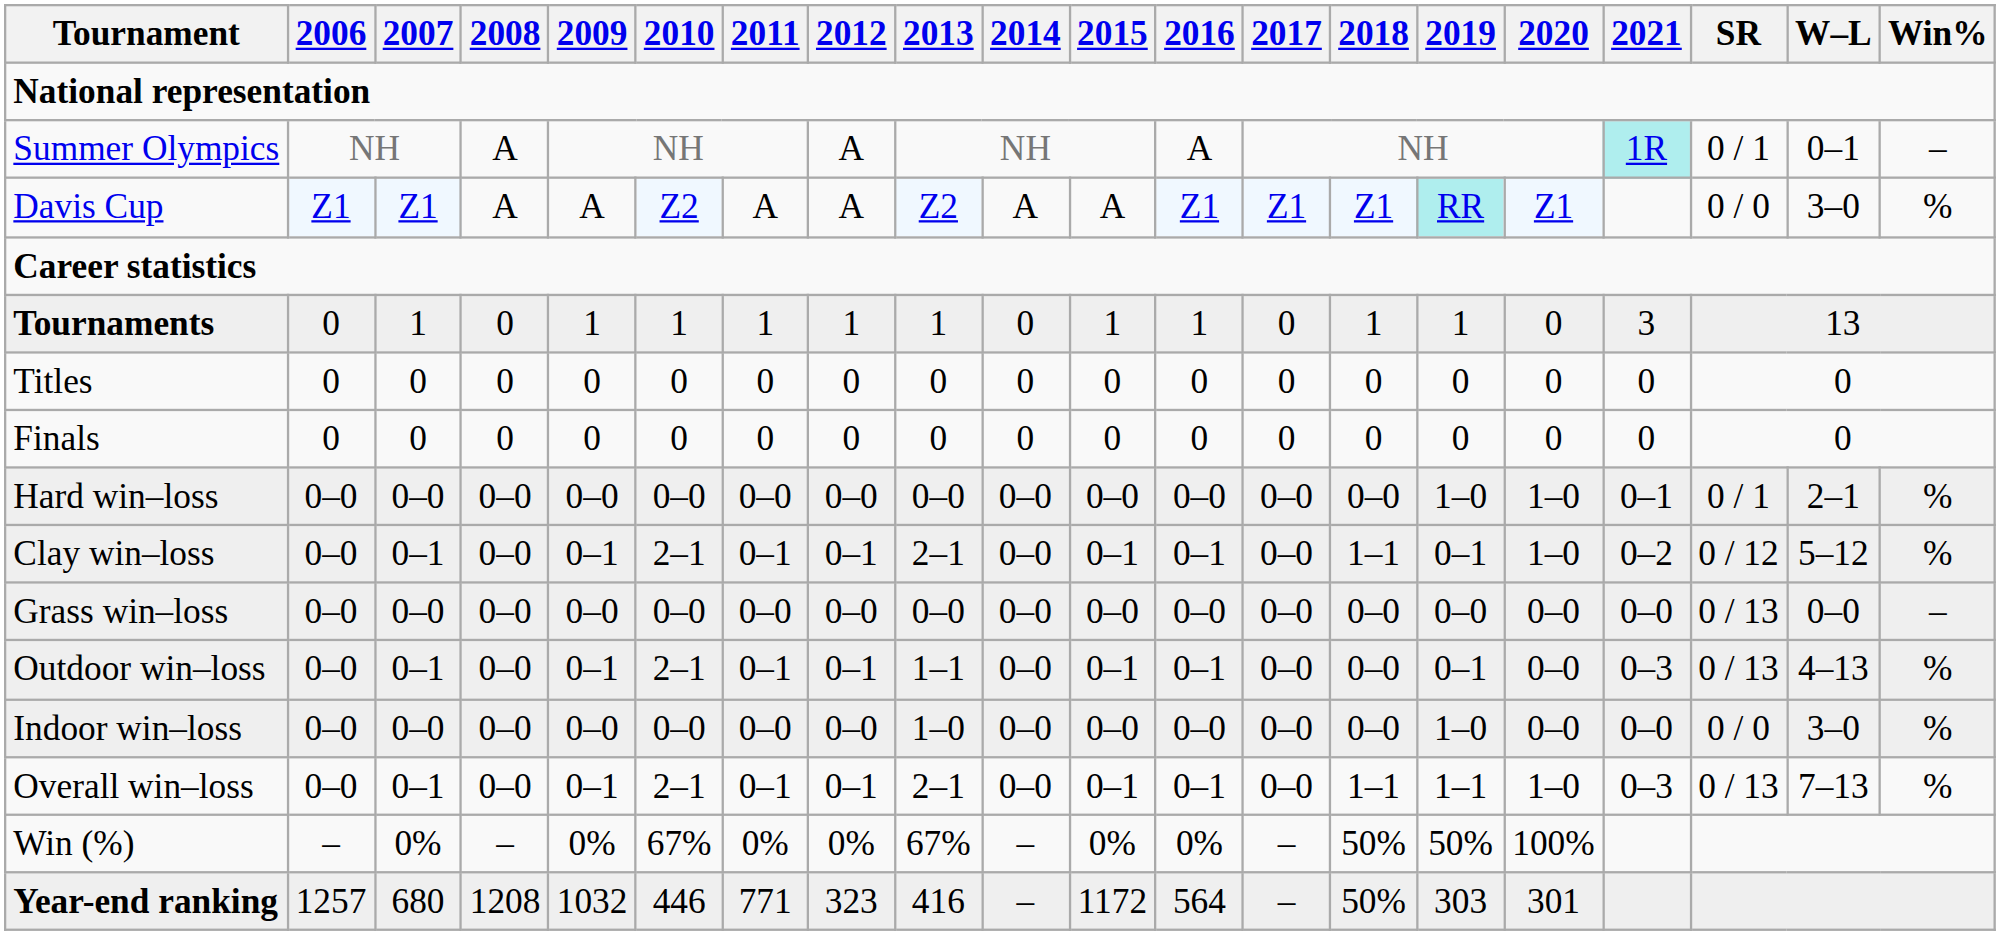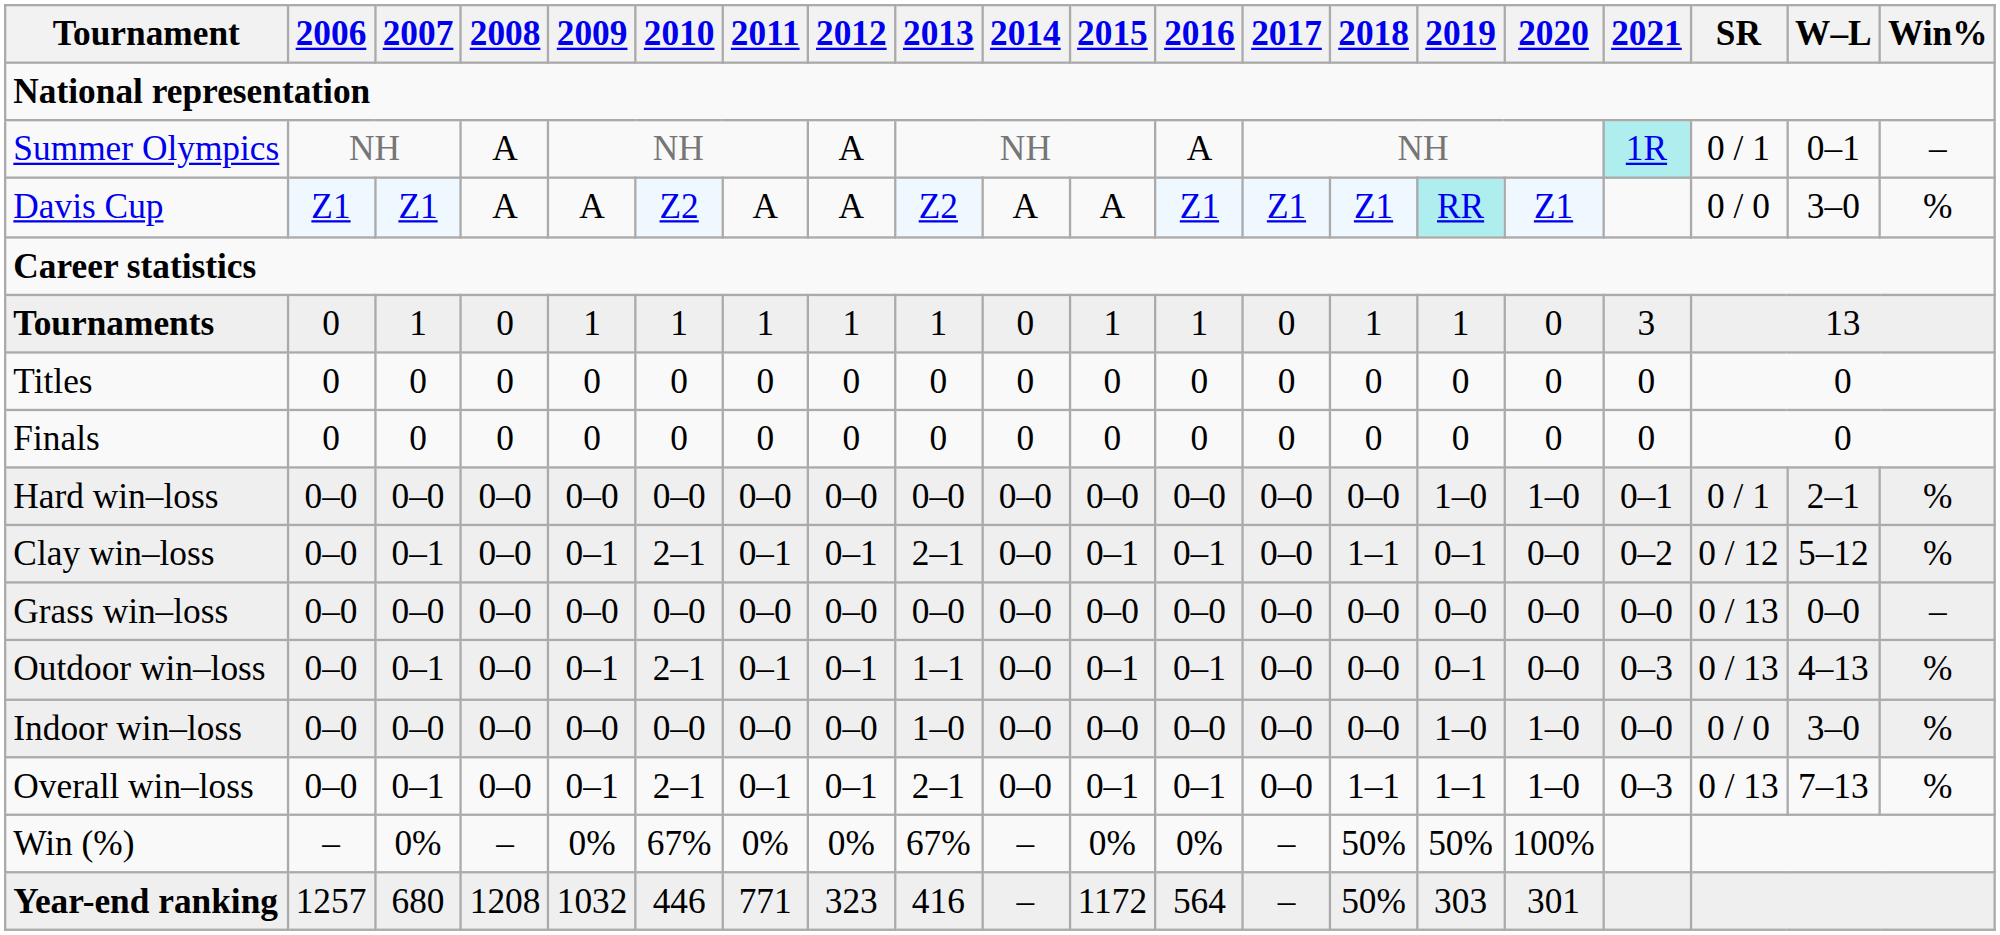(1553, 553) 1–0 -> (1553, 553) 0–0
(1553, 727) 0–0 -> (1553, 727) 1–0
